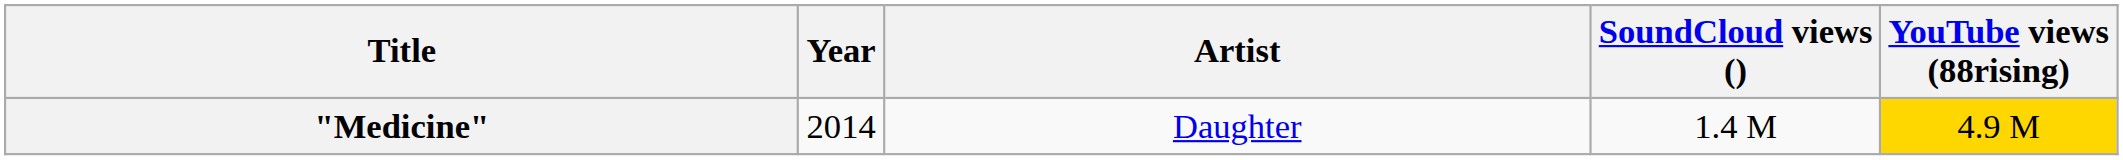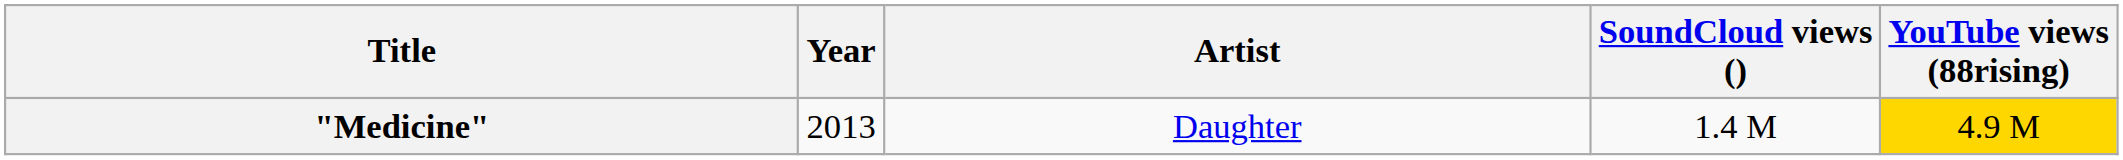(841, 125) 2014 -> (841, 125) 2013
